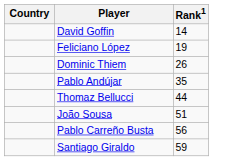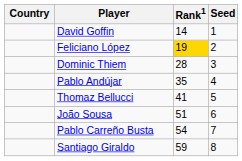+ column: (223, 14)
(181, 48) no background -> (181, 48) gold background
(181, 65) 26 -> (181, 65) 28
(181, 98) 44 -> (181, 98) 41
(181, 131) 56 -> (181, 131) 54
